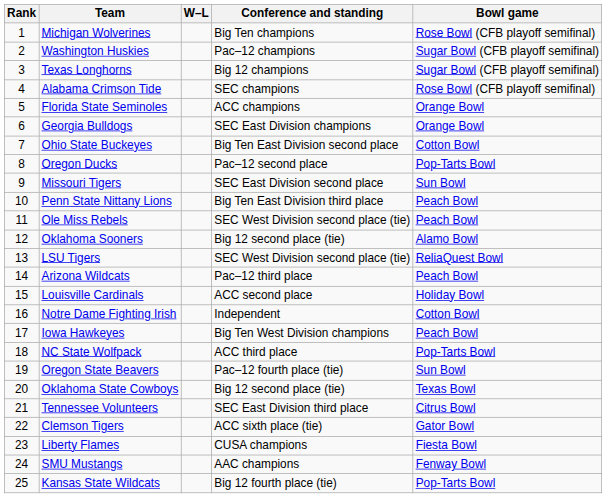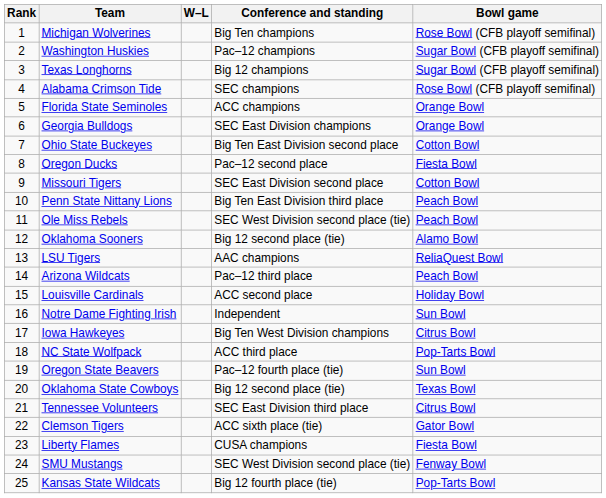(455, 164) Pop-Tarts Bowl -> (446, 164) Fiesta Bowl
(441, 182) Sun Bowl -> (448, 182) Cotton Bowl
(312, 257) SEC West Division second place (tie) -> (257, 257) AAC champions
(448, 314) Cotton Bowl -> (441, 314) Sun Bowl
(447, 333) Peach Bowl -> (446, 333) Citrus Bowl
(257, 464) AAC champions -> (312, 464) SEC West Division second place (tie)
